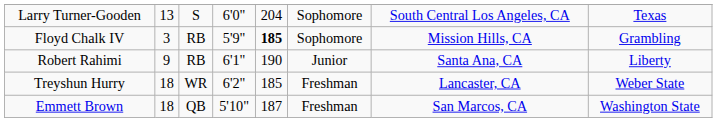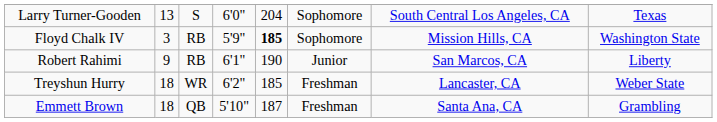(650, 38) Grambling -> (650, 38) Washington State
(480, 60) Santa Ana, CA -> (480, 60) San Marcos, CA
(480, 106) San Marcos, CA -> (480, 106) Santa Ana, CA
(650, 106) Washington State -> (650, 106) Grambling
